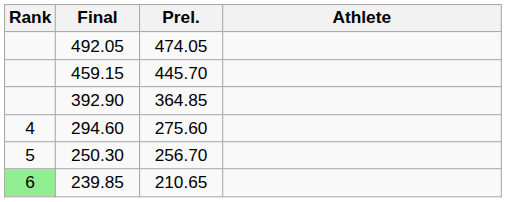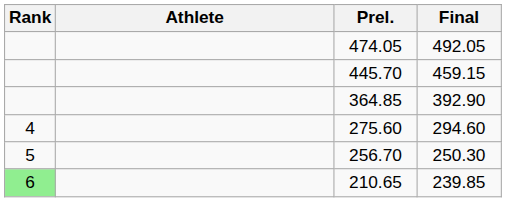columns swapped: (362, 18) <-> (97, 18)
